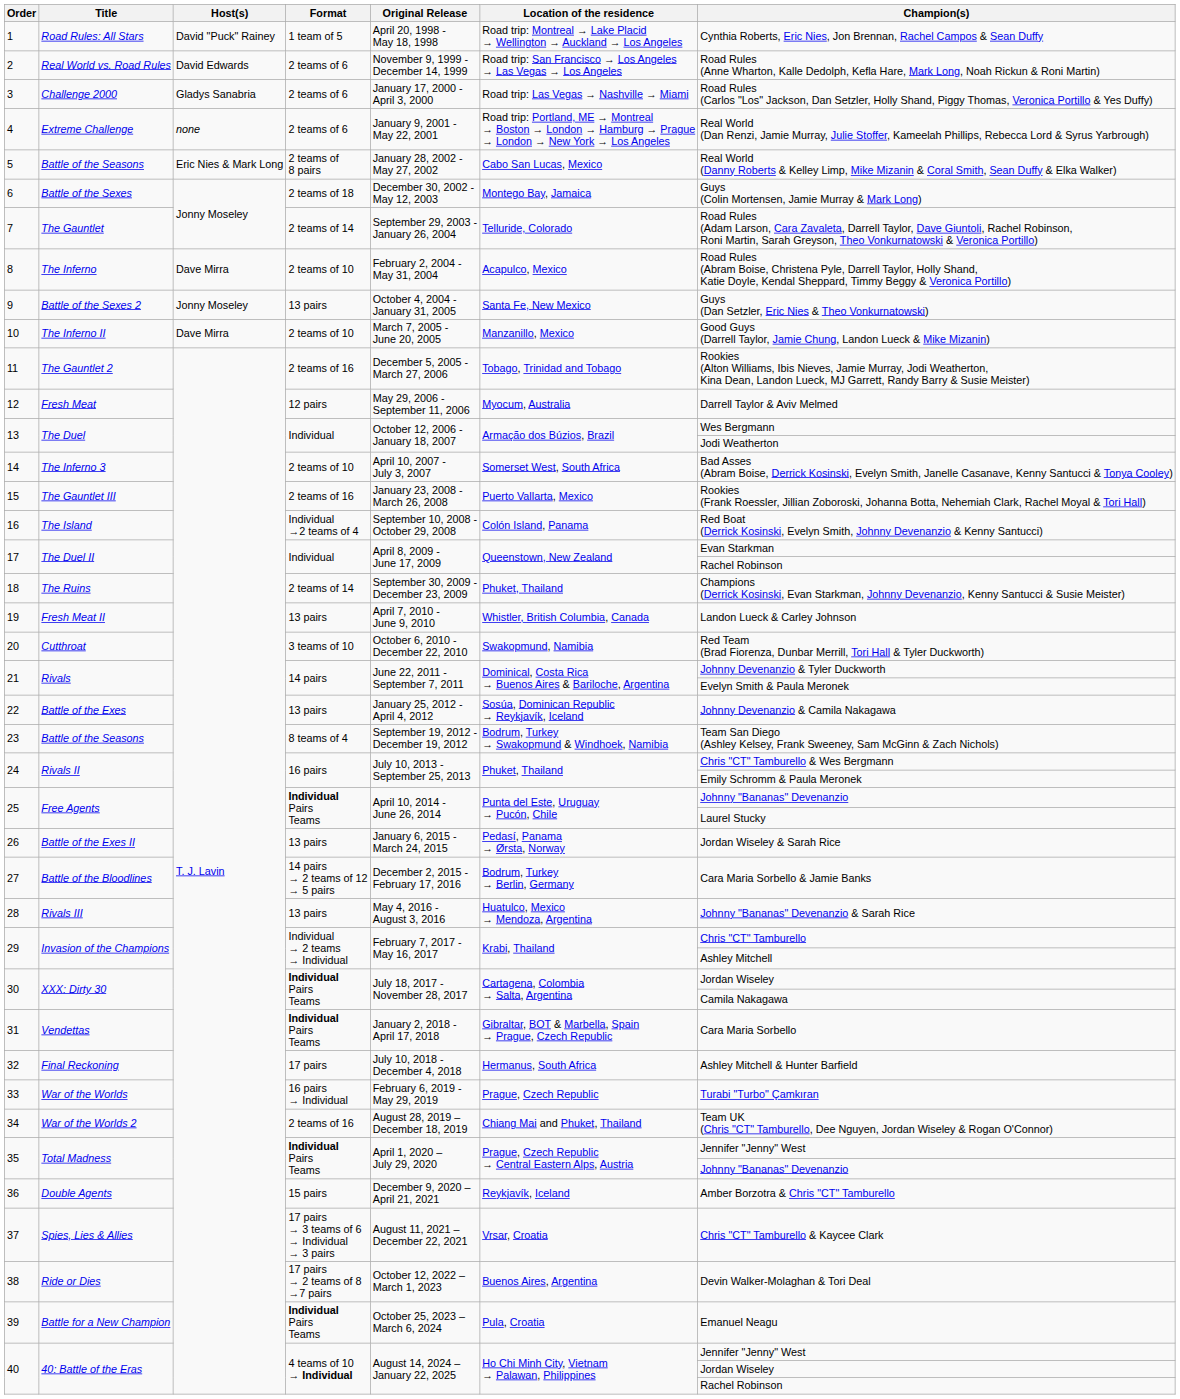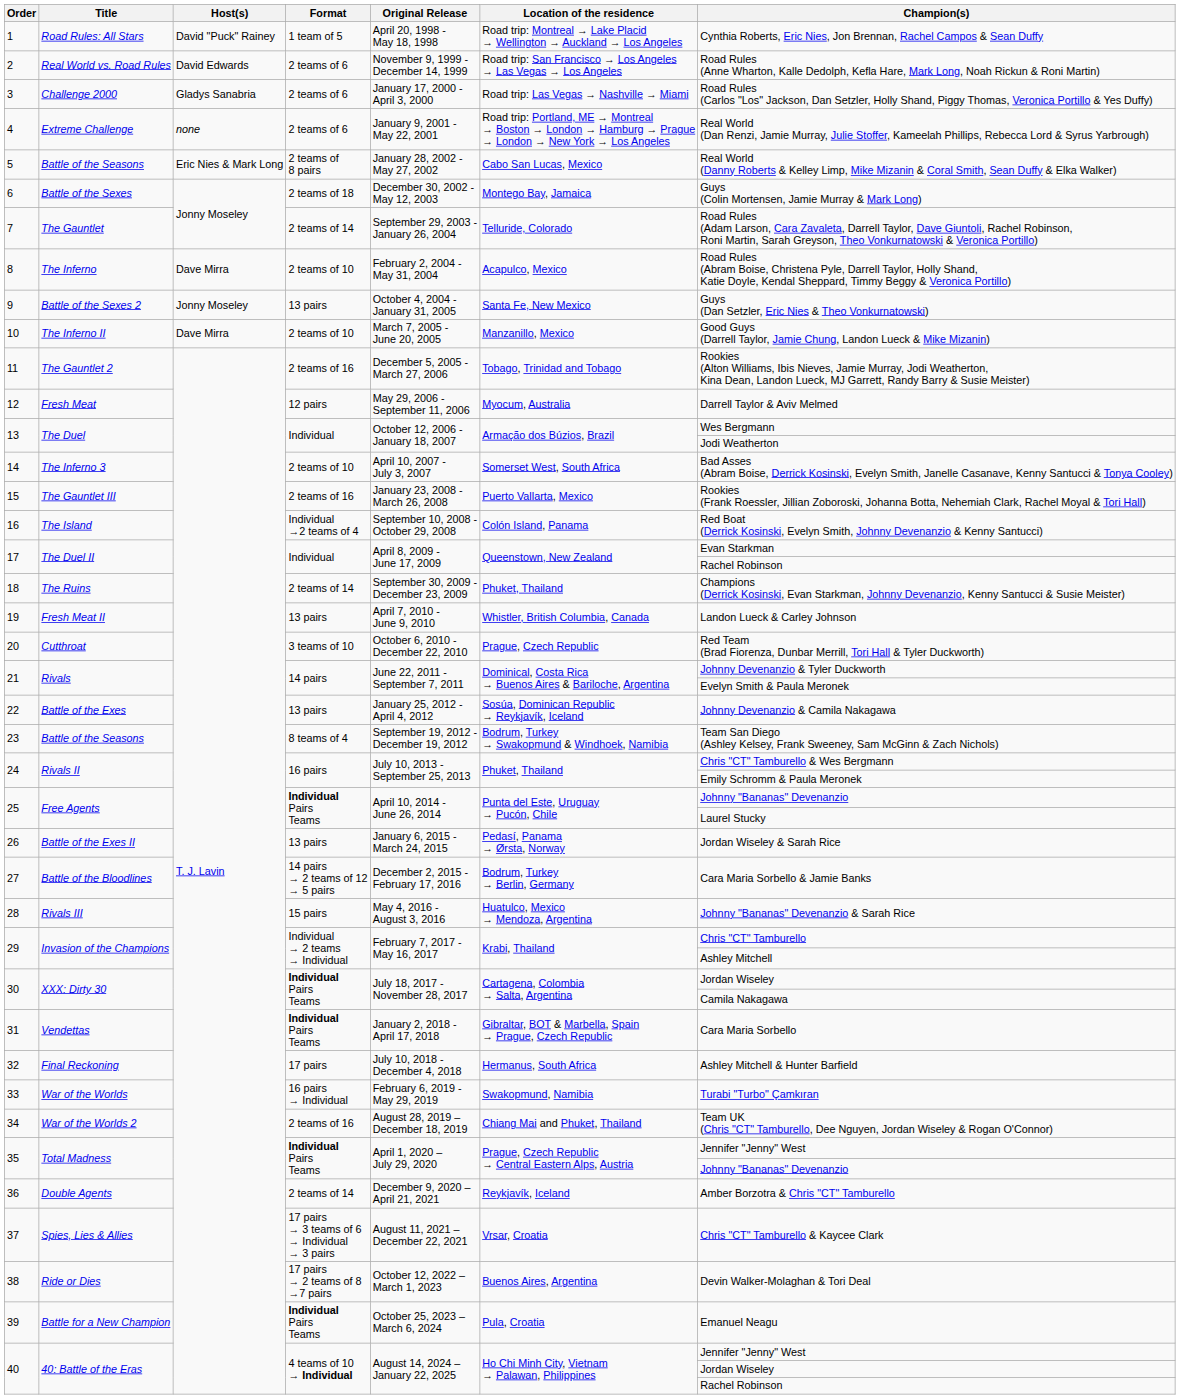(538, 647) Swakopmund, Namibia -> (540, 647) Prague, Czech Republic
(308, 913) 13 pairs -> (308, 913) 15 pairs
(540, 1095) Prague, Czech Republic -> (538, 1095) Swakopmund, Namibia
(308, 1194) 15 pairs -> (321, 1194) 2 teams of 14
